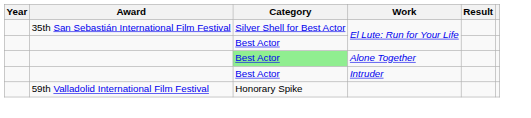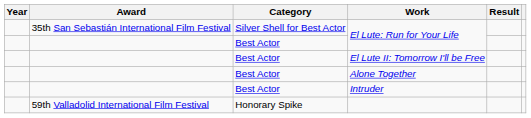+ row: (131, 58)
(258, 58) lightgreen background -> (258, 74) no background
